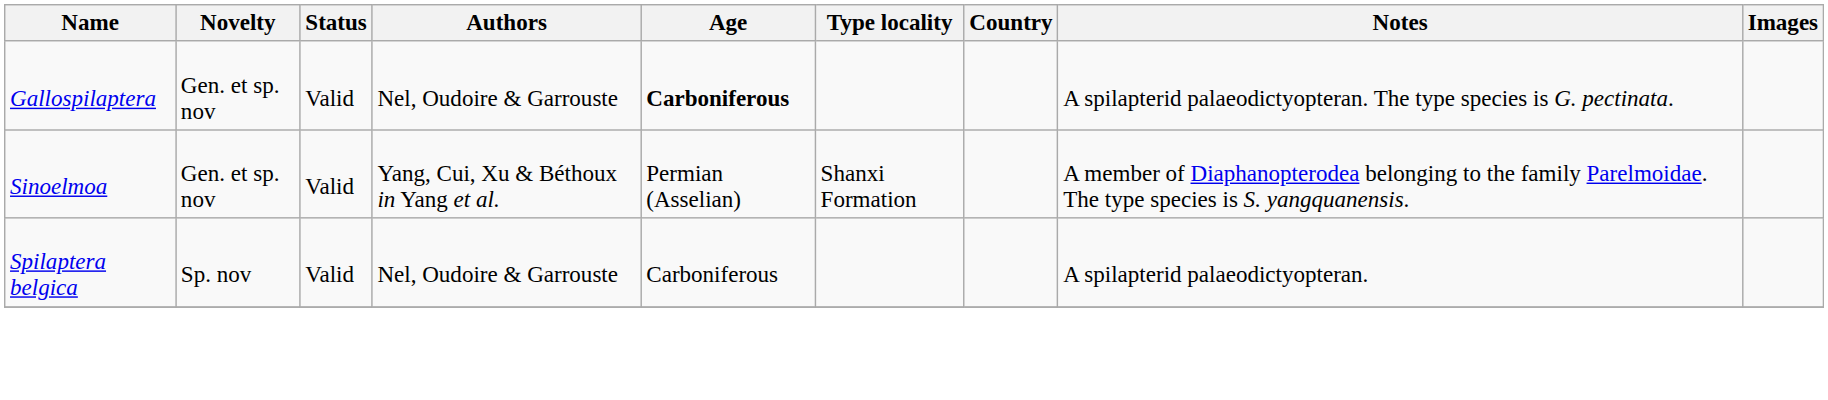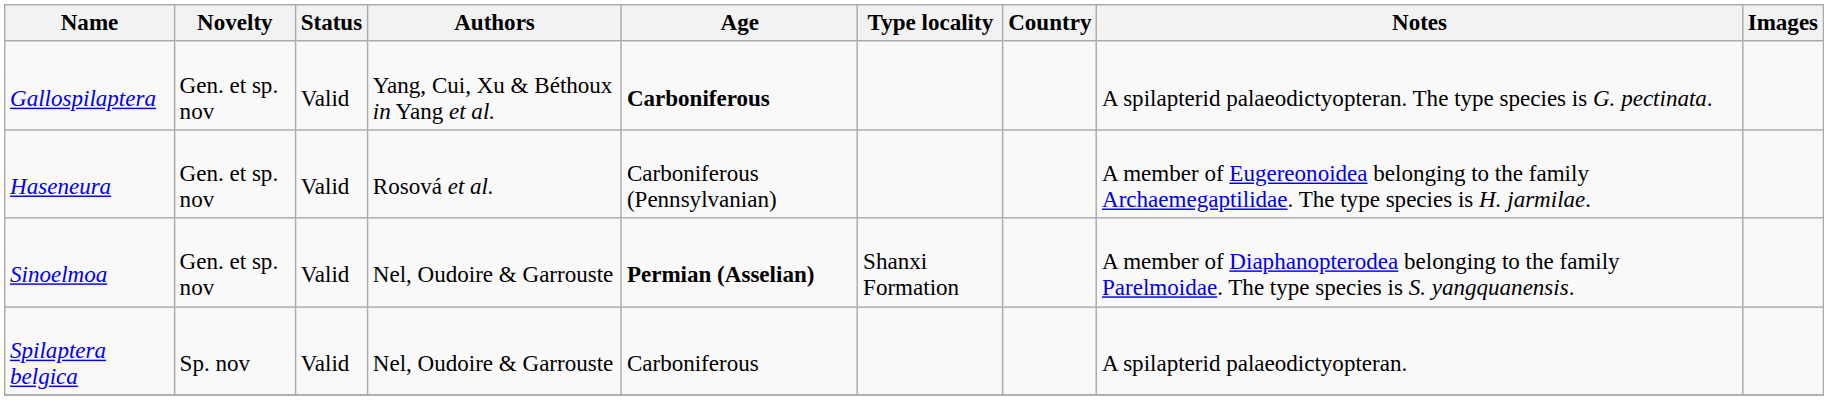(498, 98) Nel, Oudoire & Garrouste -> (493, 98) Yang, Cui, Xu & Béthoux in Yang et al.
+ row: (61, 186)
(497, 186) Yang, Cui, Xu & Béthoux in Yang et al. -> (493, 274) Nel, Oudoire & Garrouste
(694, 186) normal -> (721, 274) bold
